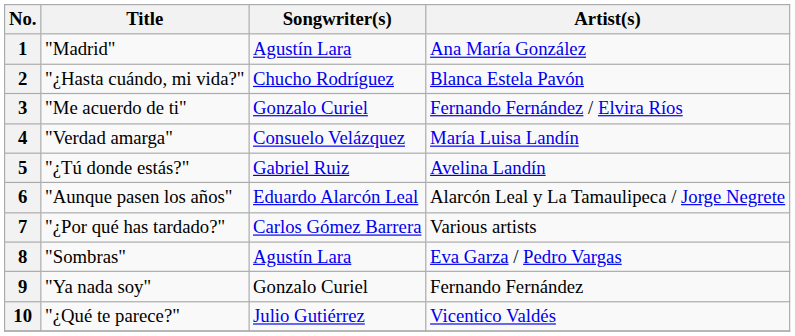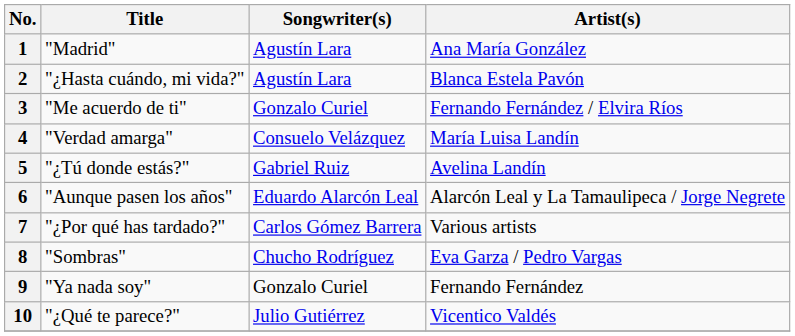(323, 78) Chucho Rodríguez -> (302, 78) Agustín Lara
(302, 256) Agustín Lara -> (323, 256) Chucho Rodríguez
